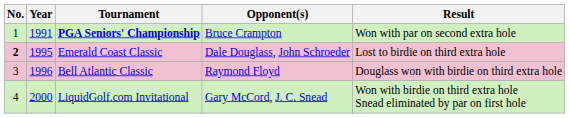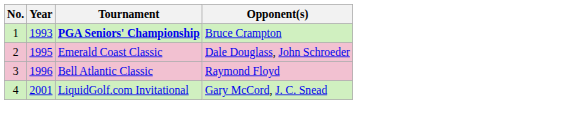- column: (459, 14)
(41, 33) 1991 -> (41, 33) 1993
(16, 52) bold -> (16, 52) normal
(41, 97) 2000 -> (41, 90) 2001
